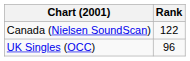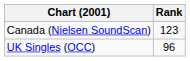(169, 30) 122 -> (169, 30) 123
